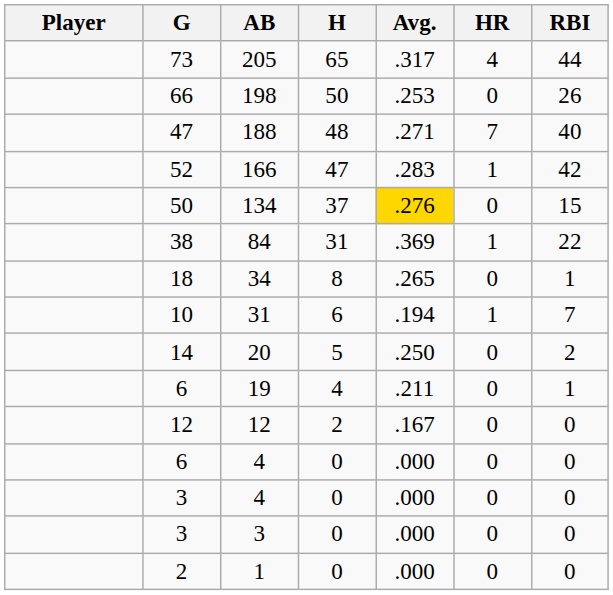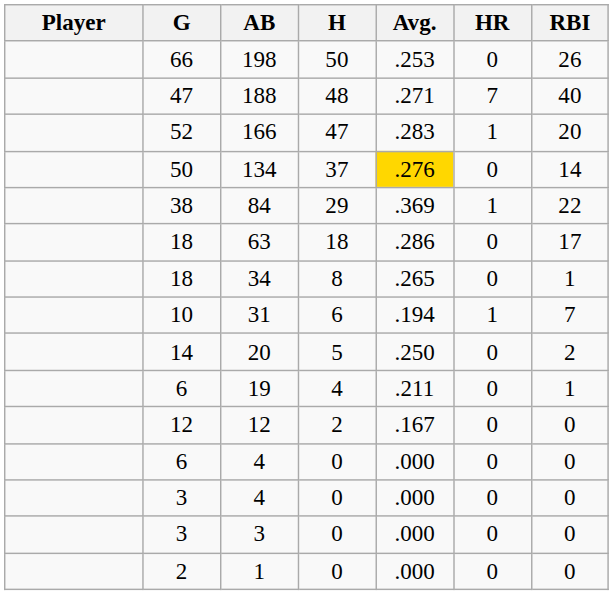- row: (182, 59)
(570, 168) 42 -> (570, 132) 20
(570, 205) 15 -> (570, 168) 14
(337, 242) 31 -> (337, 205) 29
+ row: (182, 242)
